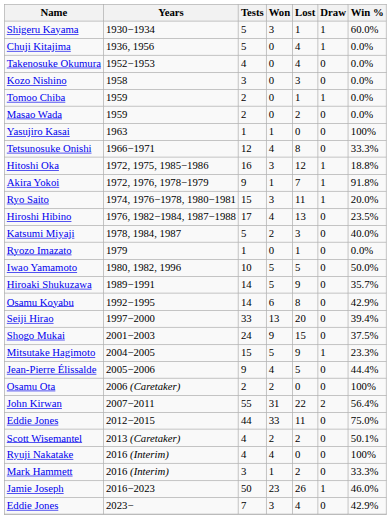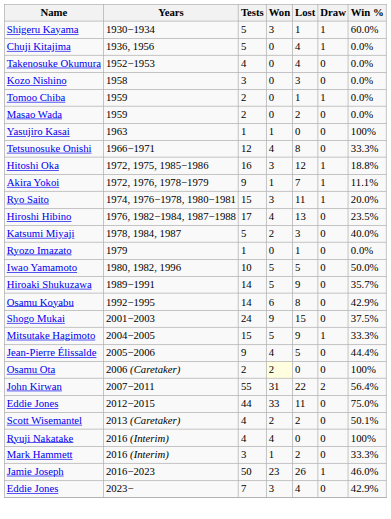(365, 183) 91.8% -> (364, 183) 11.1%
- row: (30, 319)
(365, 353) 23.3% -> (365, 336) 33.3%
(271, 387) no background -> (271, 370) lightyellow background
